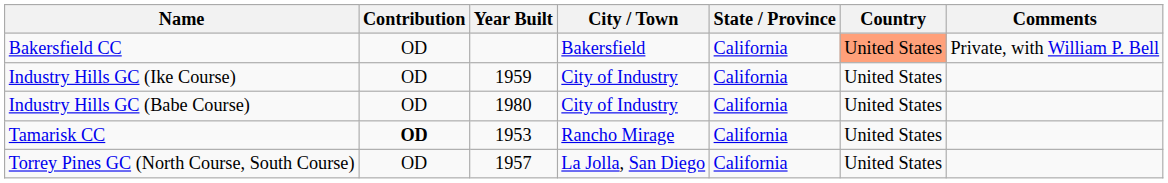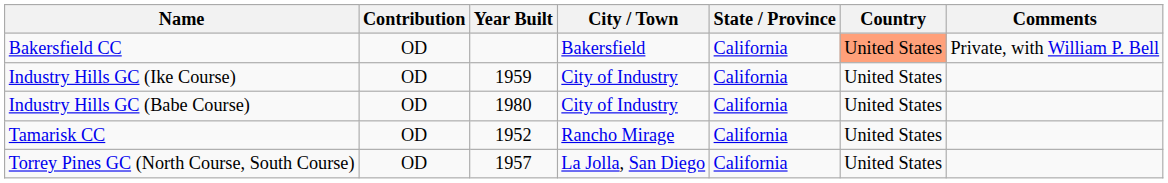(414, 134) bold -> (414, 134) normal
(513, 134) 1953 -> (513, 134) 1952
